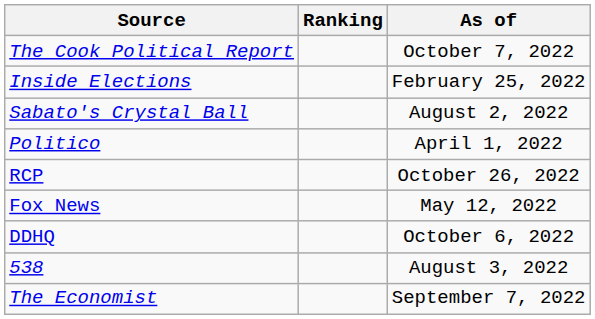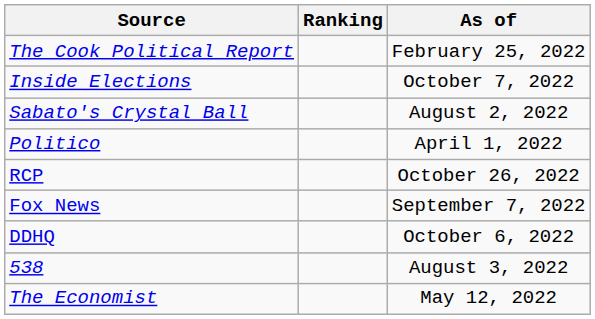(489, 51) October 7, 2022 -> (489, 51) February 25, 2022
(489, 82) February 25, 2022 -> (489, 82) October 7, 2022
(489, 206) May 12, 2022 -> (489, 206) September 7, 2022
(489, 299) September 7, 2022 -> (489, 299) May 12, 2022
